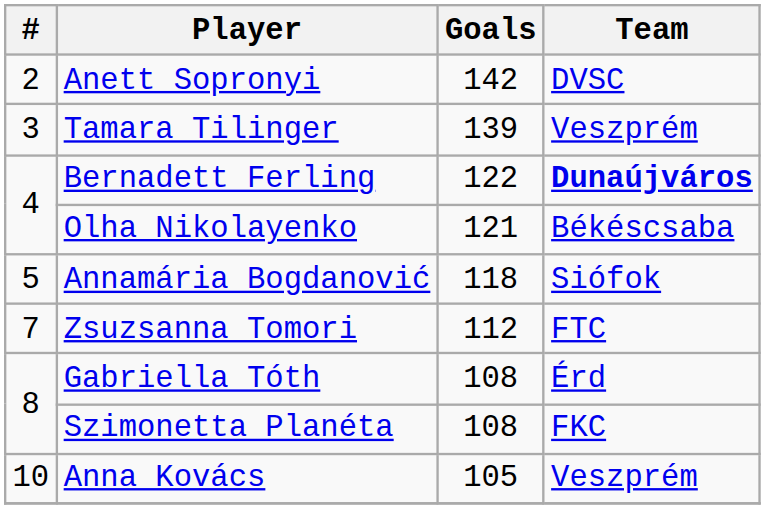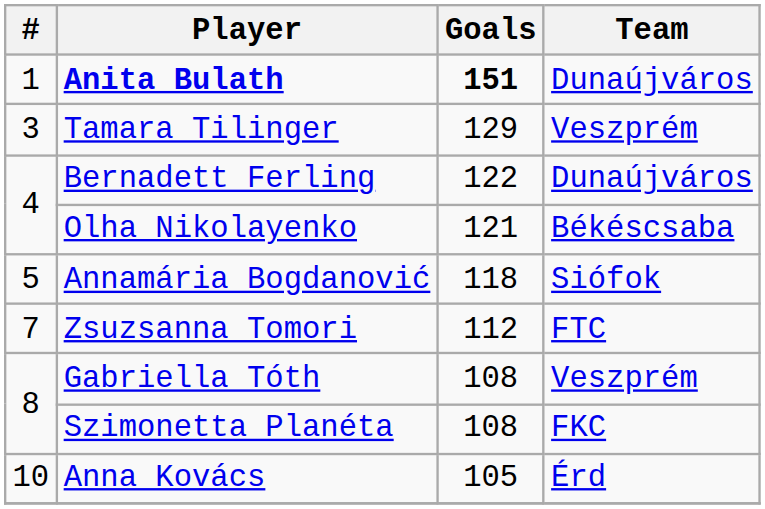+ row: (174, 80)
- row: (192, 80)
(491, 130) 139 -> (491, 130) 129
(652, 179) bold -> (652, 179) normal
(579, 379) Érd -> (624, 379) Veszprém
(624, 478) Veszprém -> (579, 478) Érd
